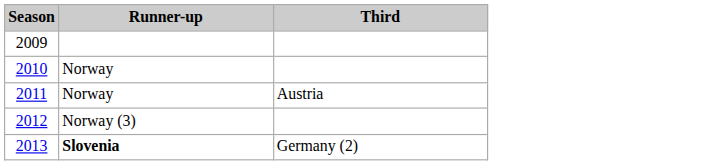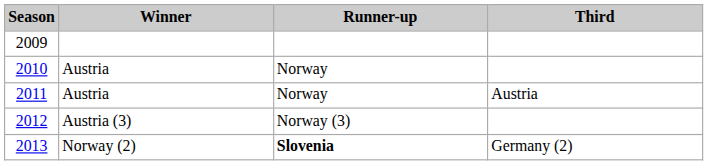+ column: (166, 17)
